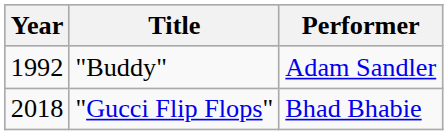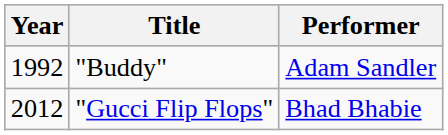(37, 108) 2018 -> (37, 108) 2012
